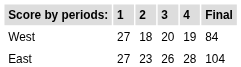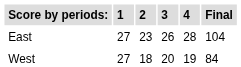rows swapped: (20, 59) <-> (22, 37)
